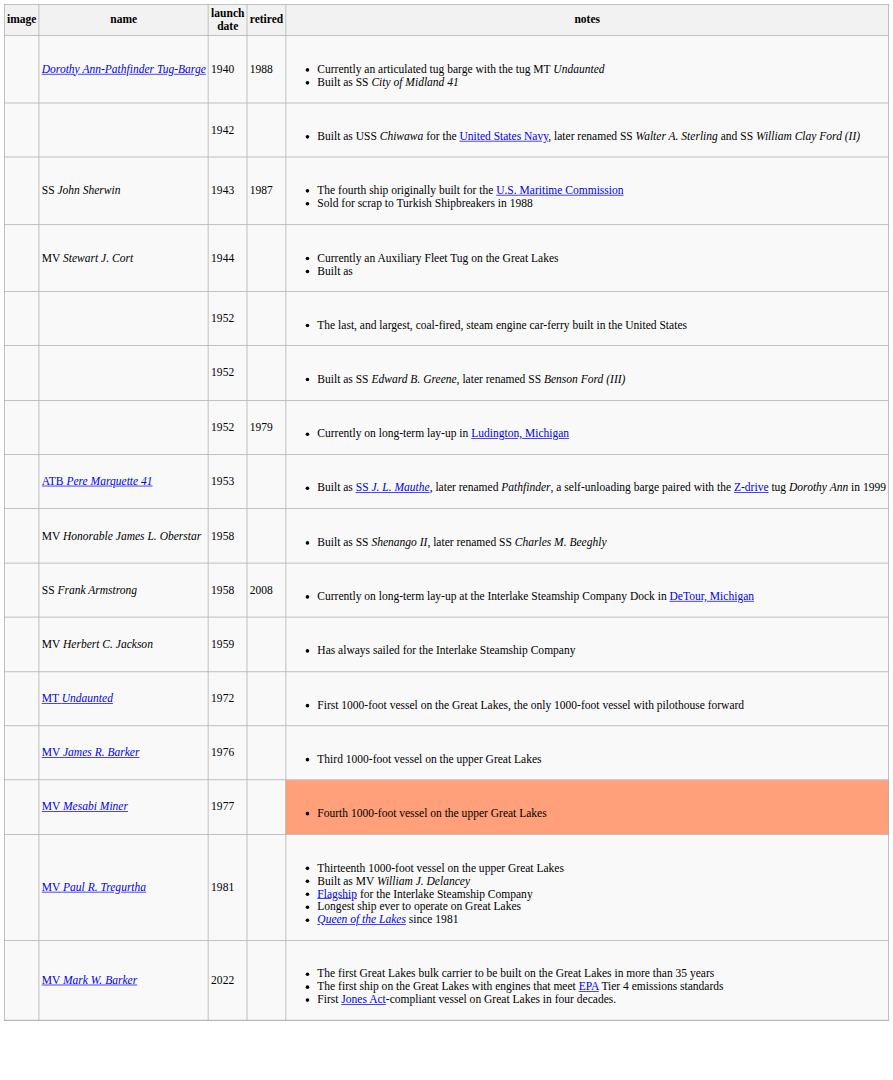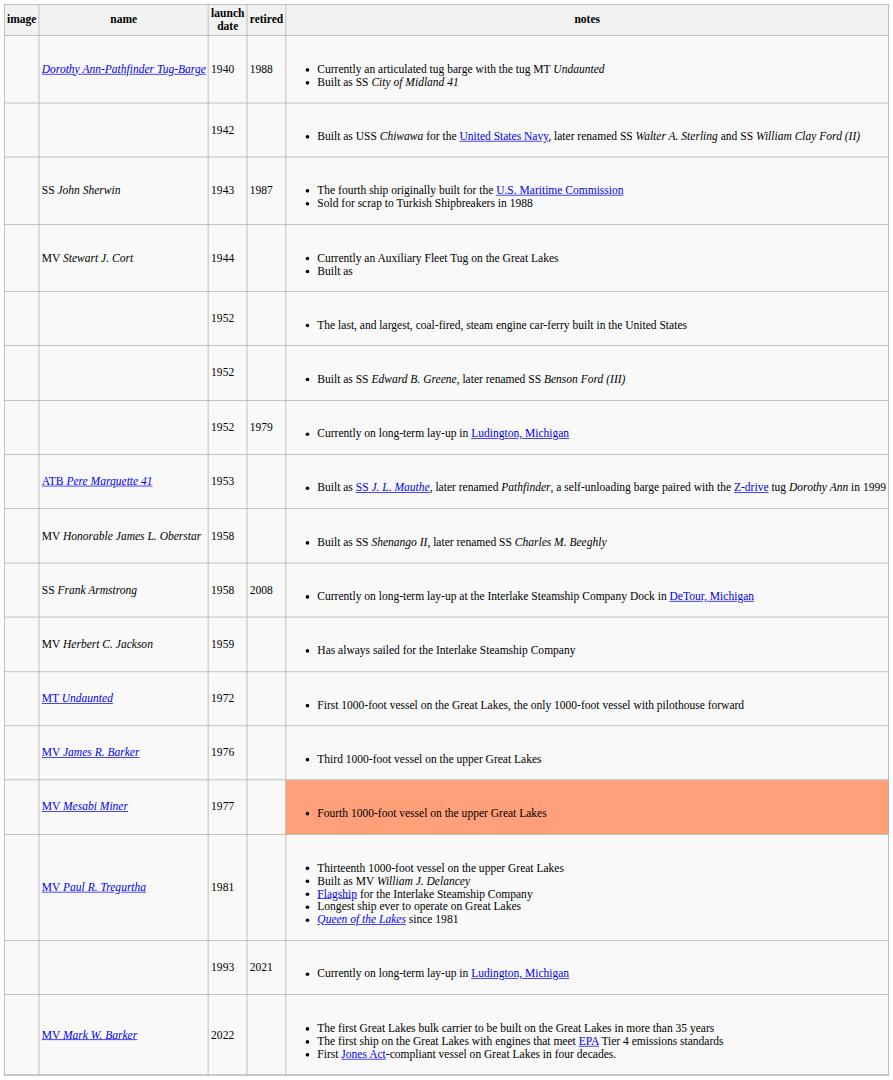+ row: (223, 967)
